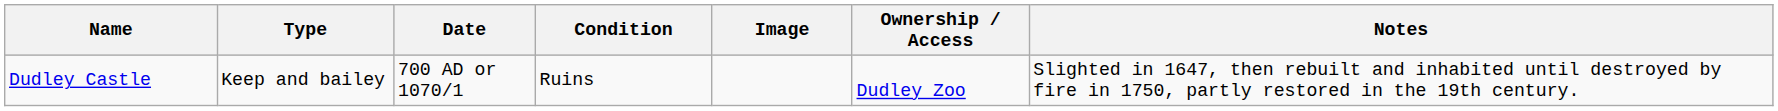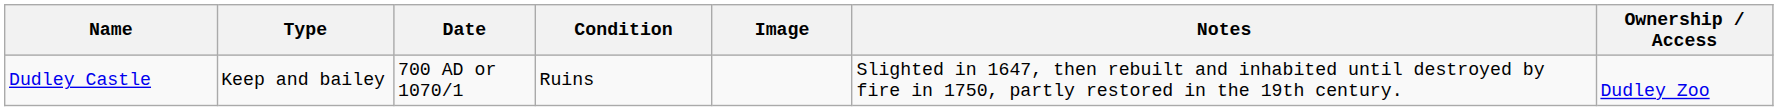columns swapped: (941, 30) <-> (1401, 30)
